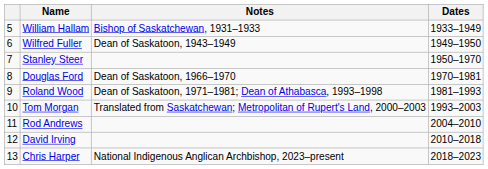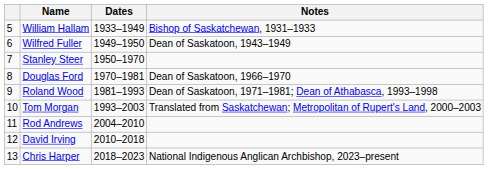columns swapped: (456, 12) <-> (260, 12)
